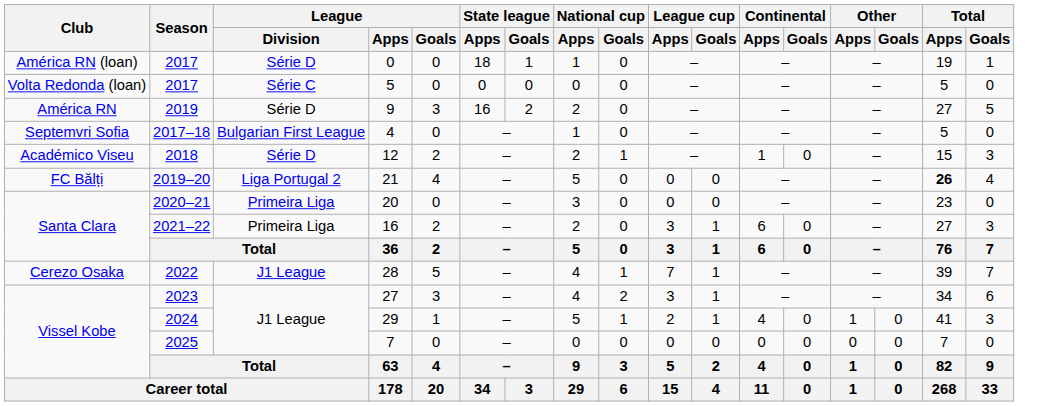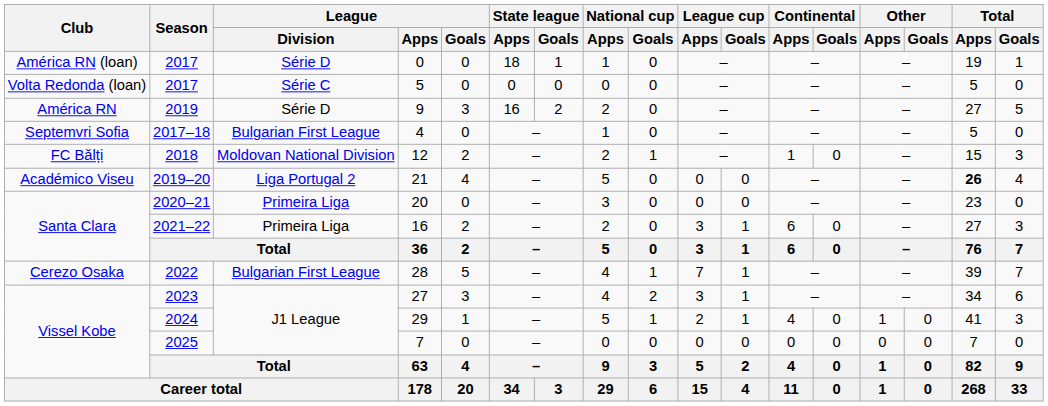(77, 156) Académico Viseu -> (77, 156) FC Bălți
(291, 156) Série D -> (306, 156) Moldovan National Division
(77, 179) FC Bălți -> (77, 179) Académico Viseu
(291, 272) J1 League -> (306, 272) Bulgarian First League
